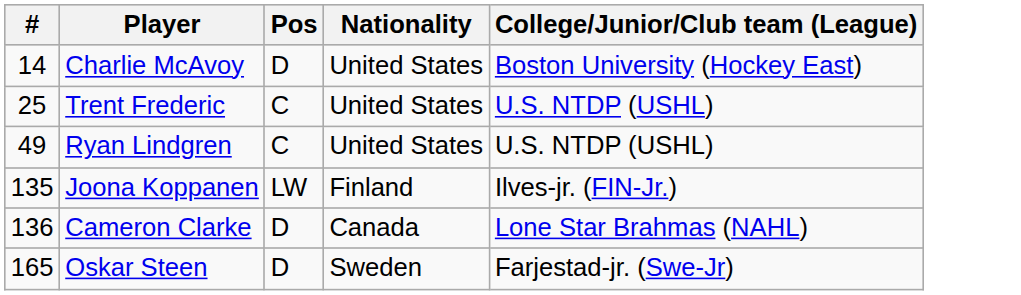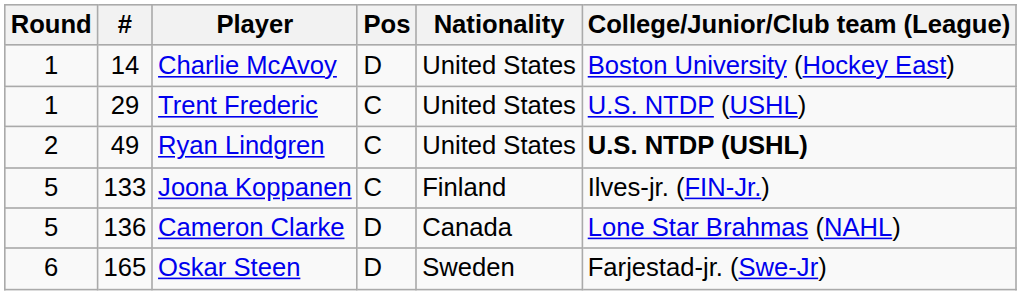+ column: (51, 24)
(32, 106) 25 -> (125, 106) 29
(604, 146) normal -> (698, 146) bold
(32, 187) 135 -> (125, 187) 133
(289, 187) LW -> (373, 187) C
